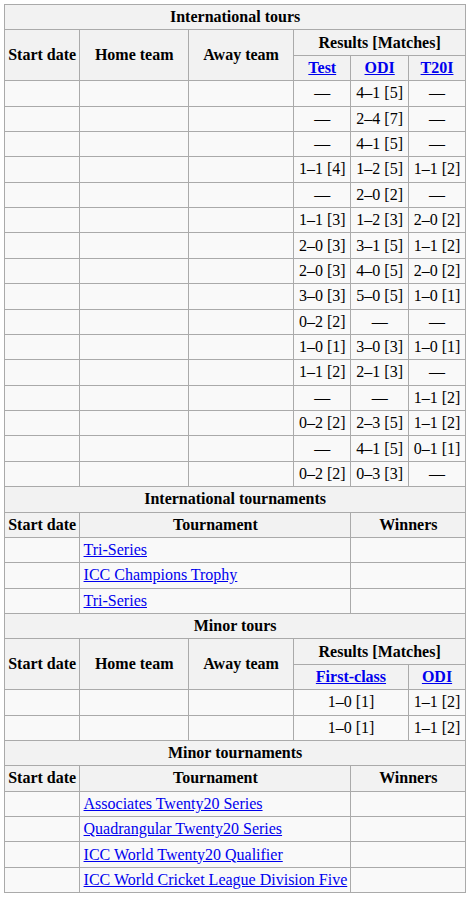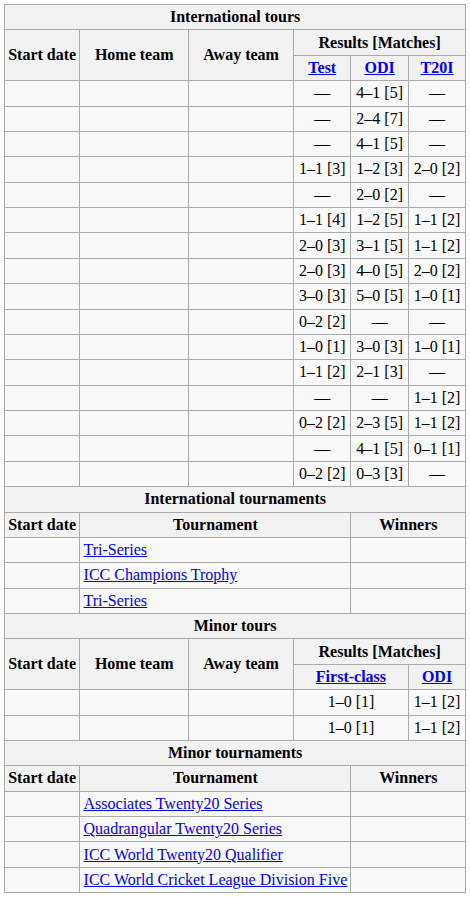rows swapped: (134, 220) <-> (134, 169)
